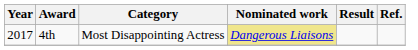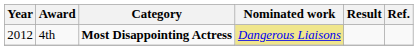(20, 34) 2017 -> (20, 34) 2012
(153, 34) normal -> (157, 34) bold
